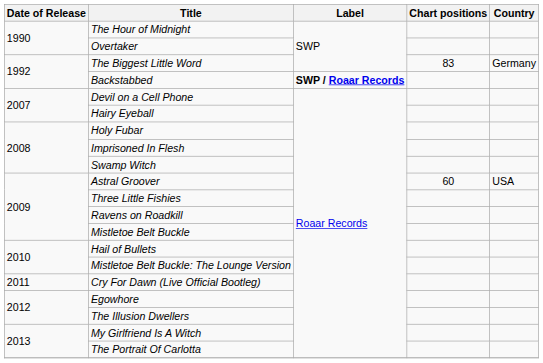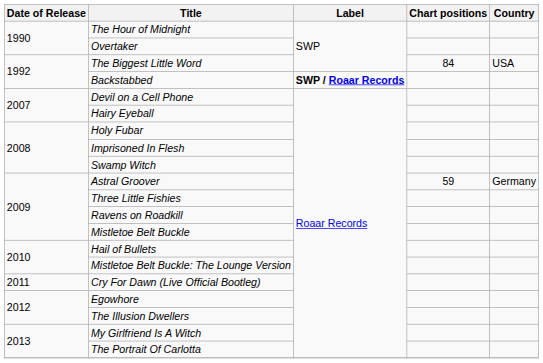(448, 63) 83 -> (448, 63) 84
(514, 63) Germany -> (503, 63) USA
(448, 181) 60 -> (448, 181) 59
(503, 181) USA -> (514, 181) Germany
